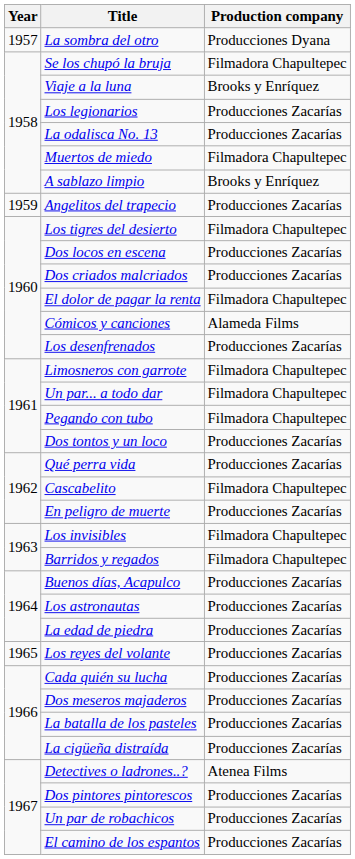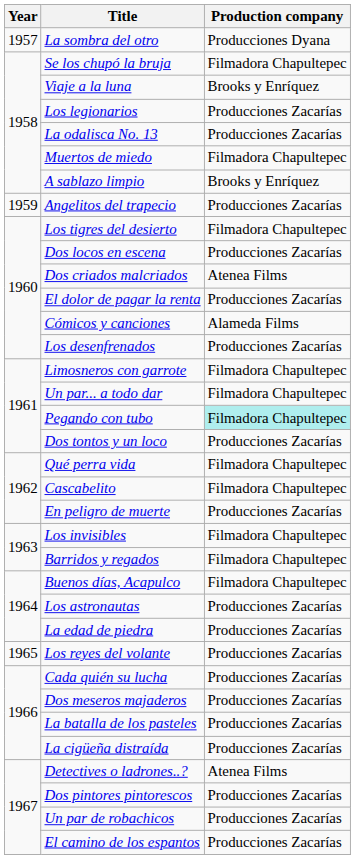(275, 275) Producciones Zacarías -> (247, 275) Atenea Films
(277, 299) Filmadora Chapultepec -> (275, 299) Producciones Zacarías
(277, 417) no background -> (277, 417) paleturquoise background
(275, 464) Producciones Zacarías -> (277, 464) Filmadora Chapultepec
(275, 582) Producciones Zacarías -> (277, 582) Filmadora Chapultepec
